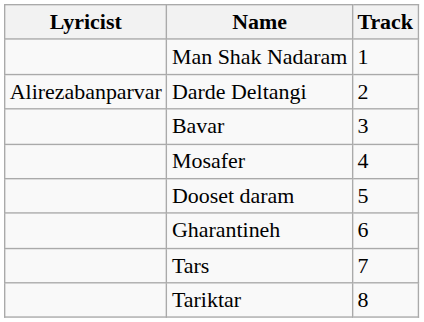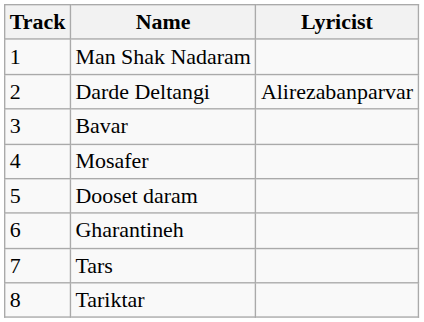columns swapped: (385, 21) <-> (86, 21)
